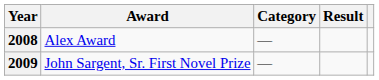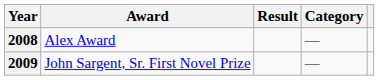columns swapped: (287, 16) <-> (343, 16)
